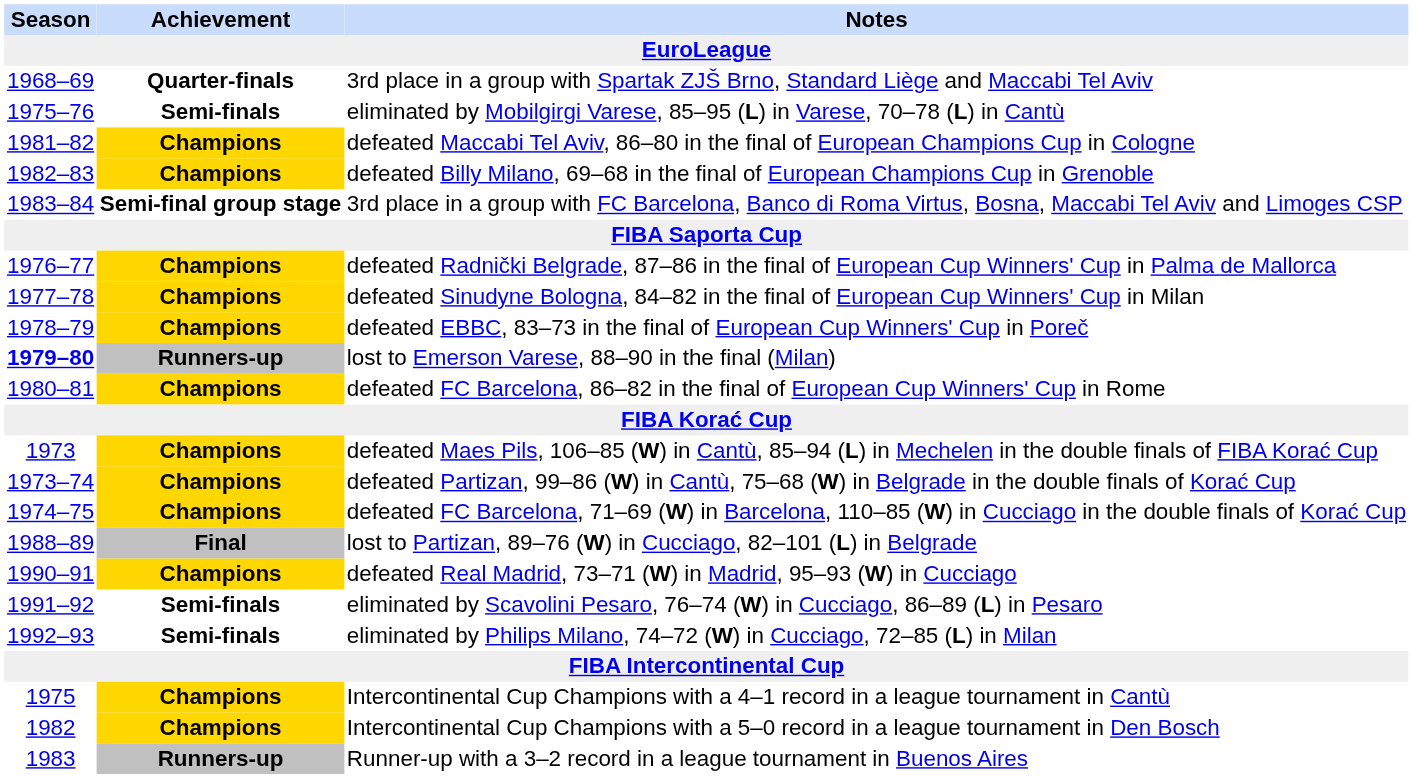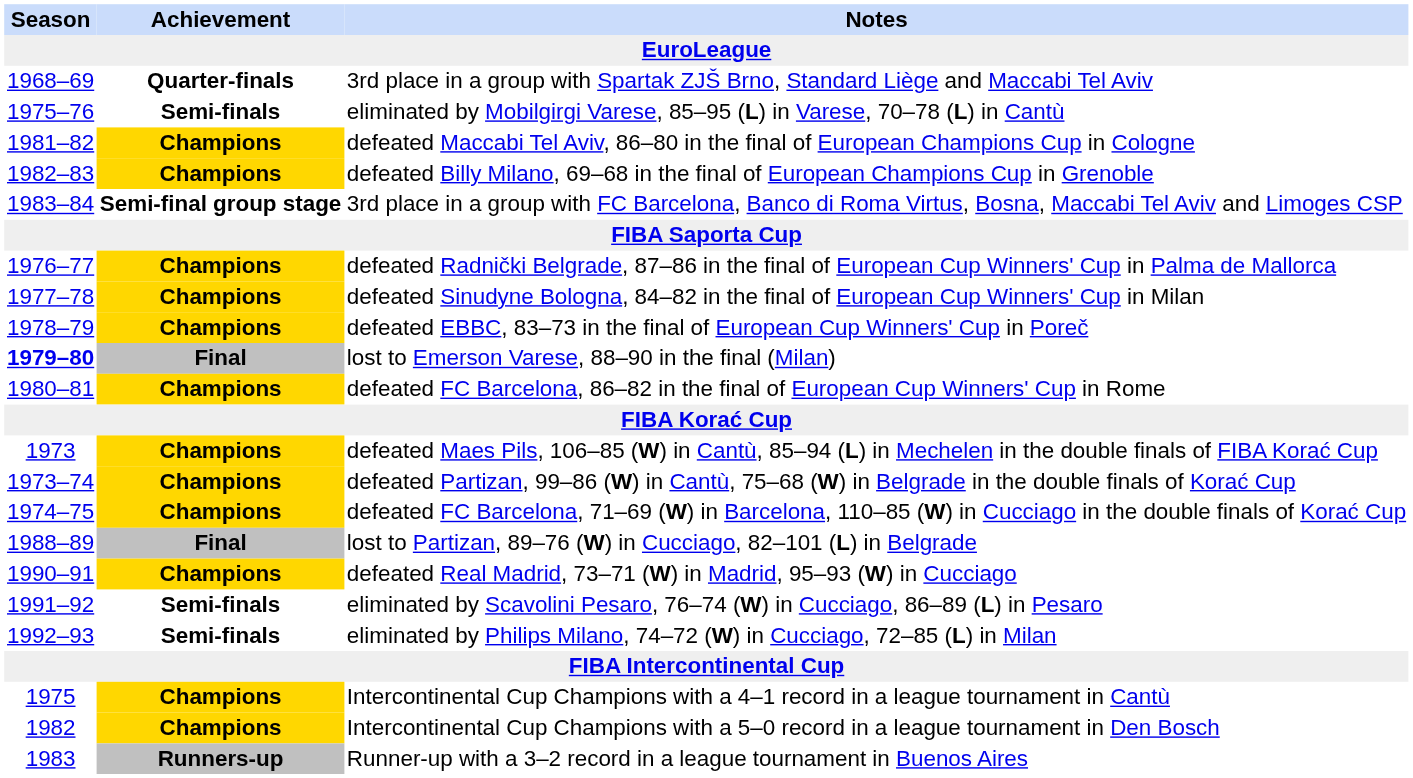(221, 358) Runners-up -> (221, 358) Final
